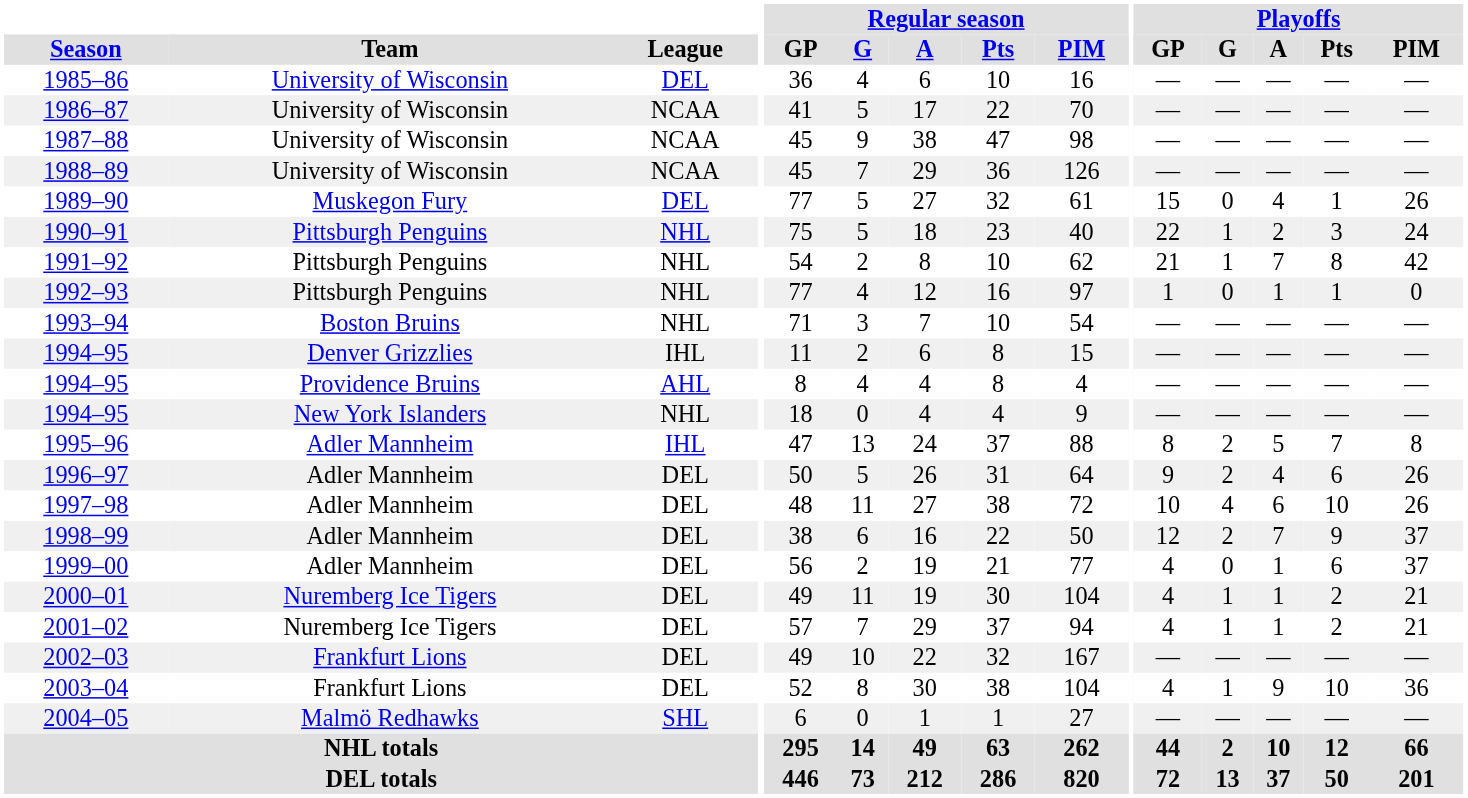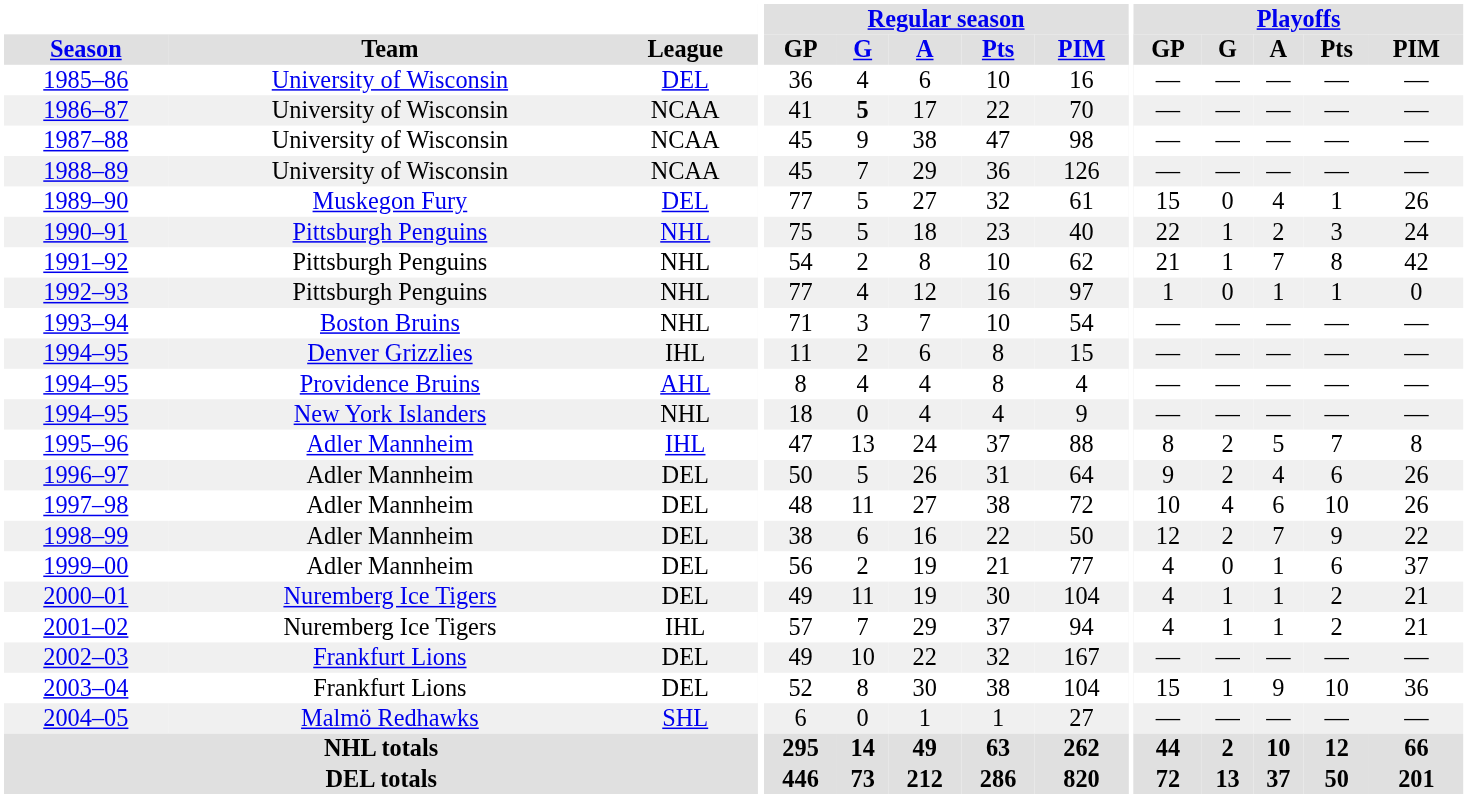(863, 110) normal -> (863, 110) bold
(1416, 535) 37 -> (1416, 535) 22
(685, 626) DEL -> (685, 626) IHL
(1168, 687) 4 -> (1168, 687) 15
